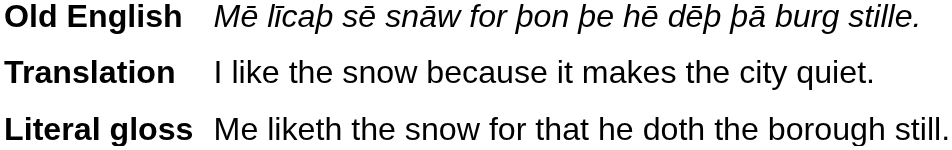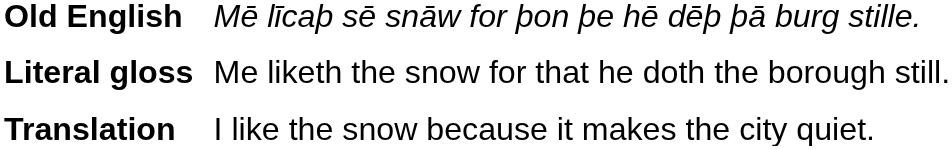rows swapped: (99, 129) <-> (90, 72)
